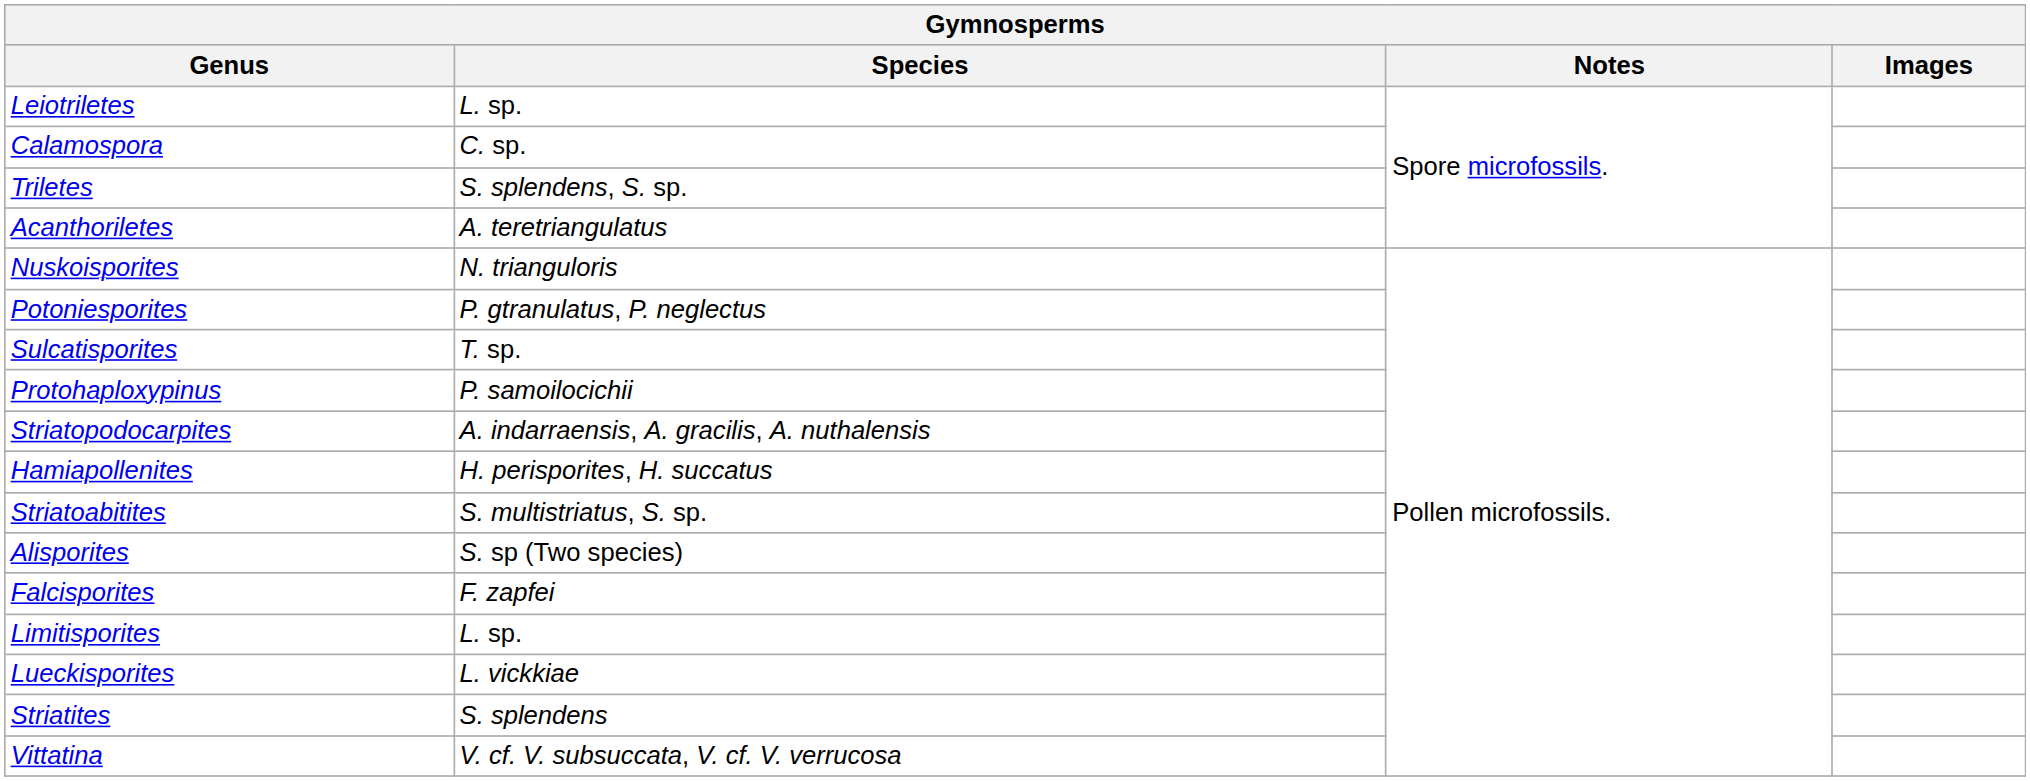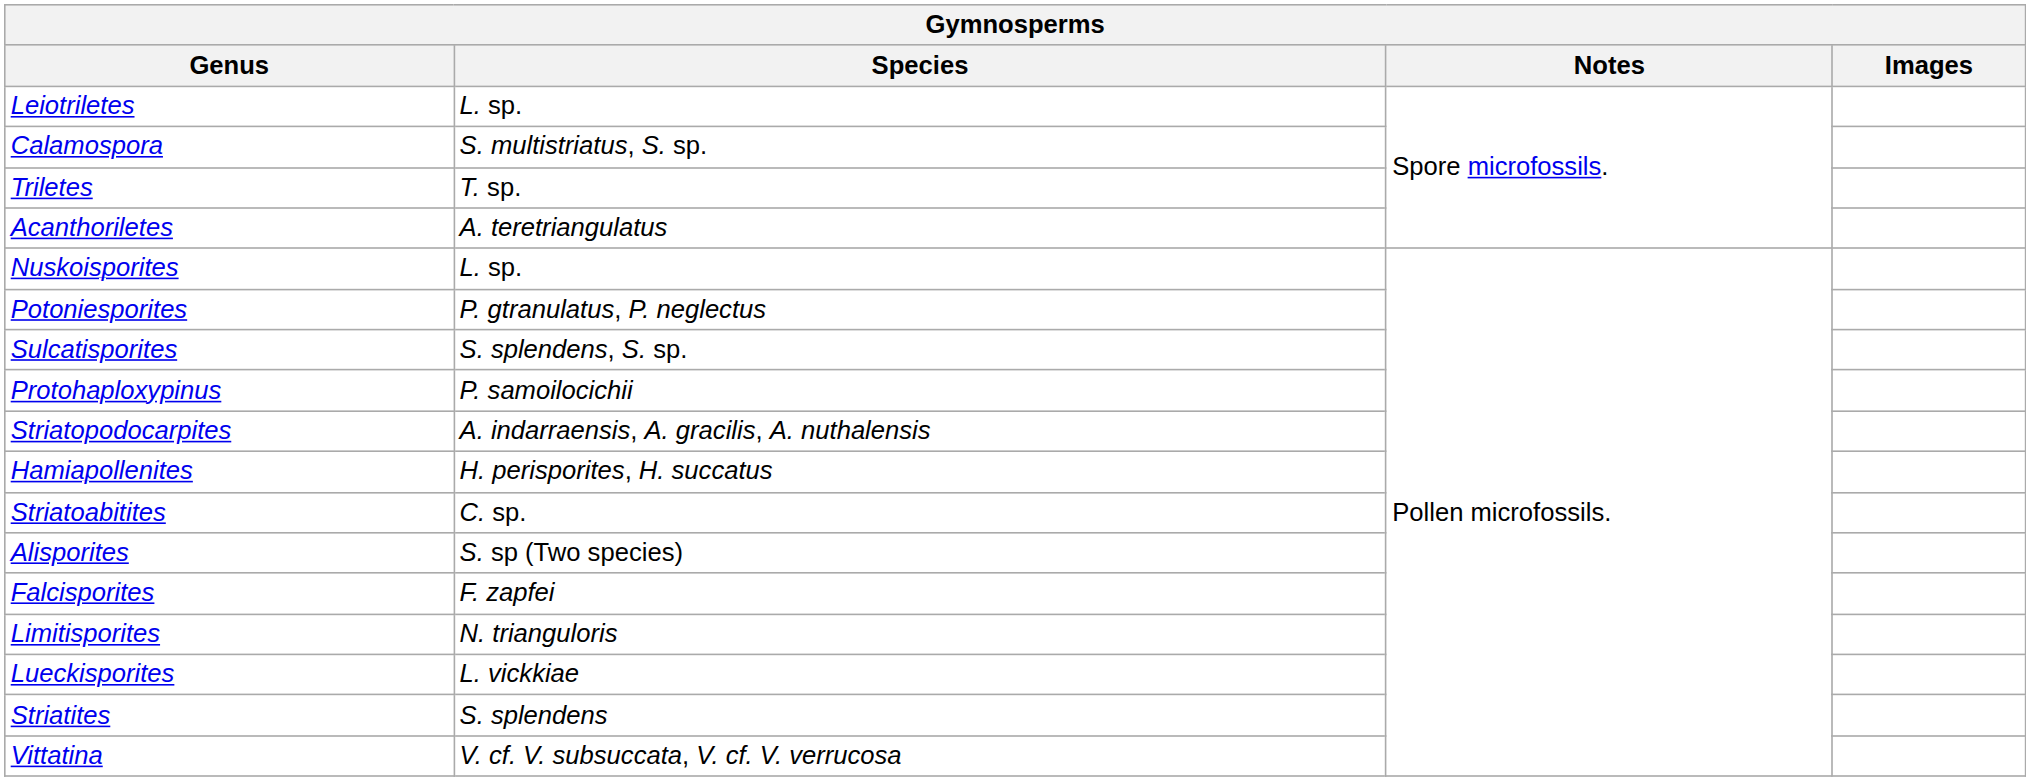(493, 146) C. sp. -> (583, 146) S. multistriatus, S. sp.
(573, 187) S. splendens, S. sp. -> (490, 187) T. sp.
(539, 268) N. trianguloris -> (491, 268) L. sp.
(490, 349) T. sp. -> (573, 349) S. splendens, S. sp.
(583, 512) S. multistriatus, S. sp. -> (493, 512) C. sp.
(491, 633) L. sp. -> (539, 633) N. trianguloris
